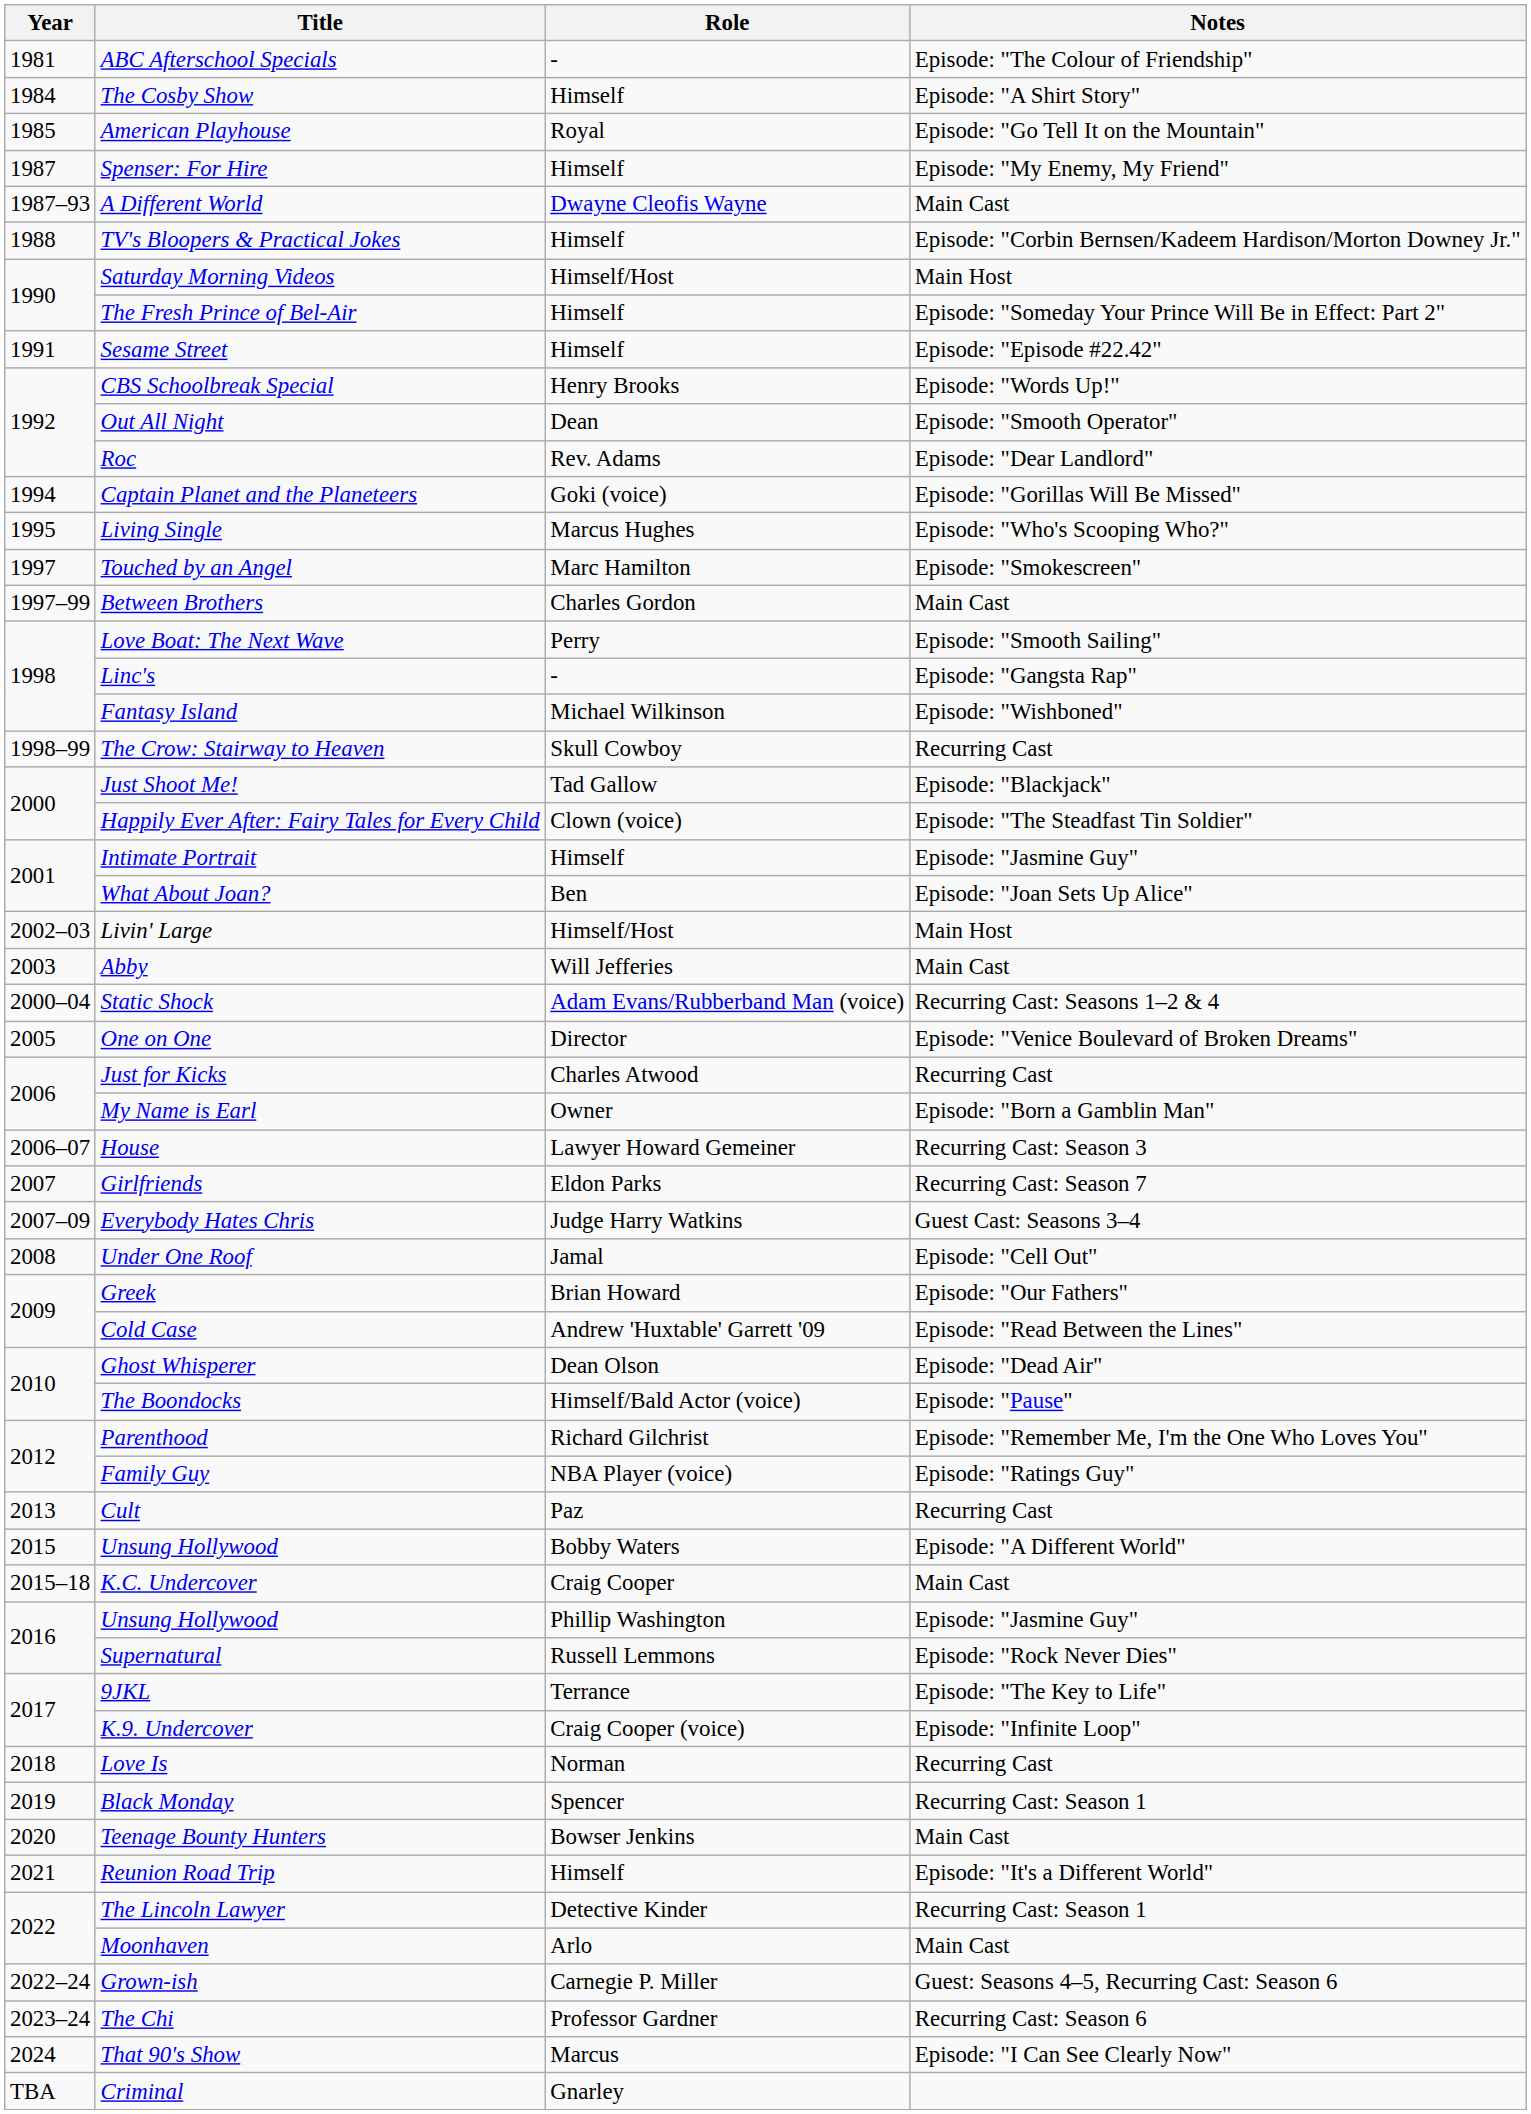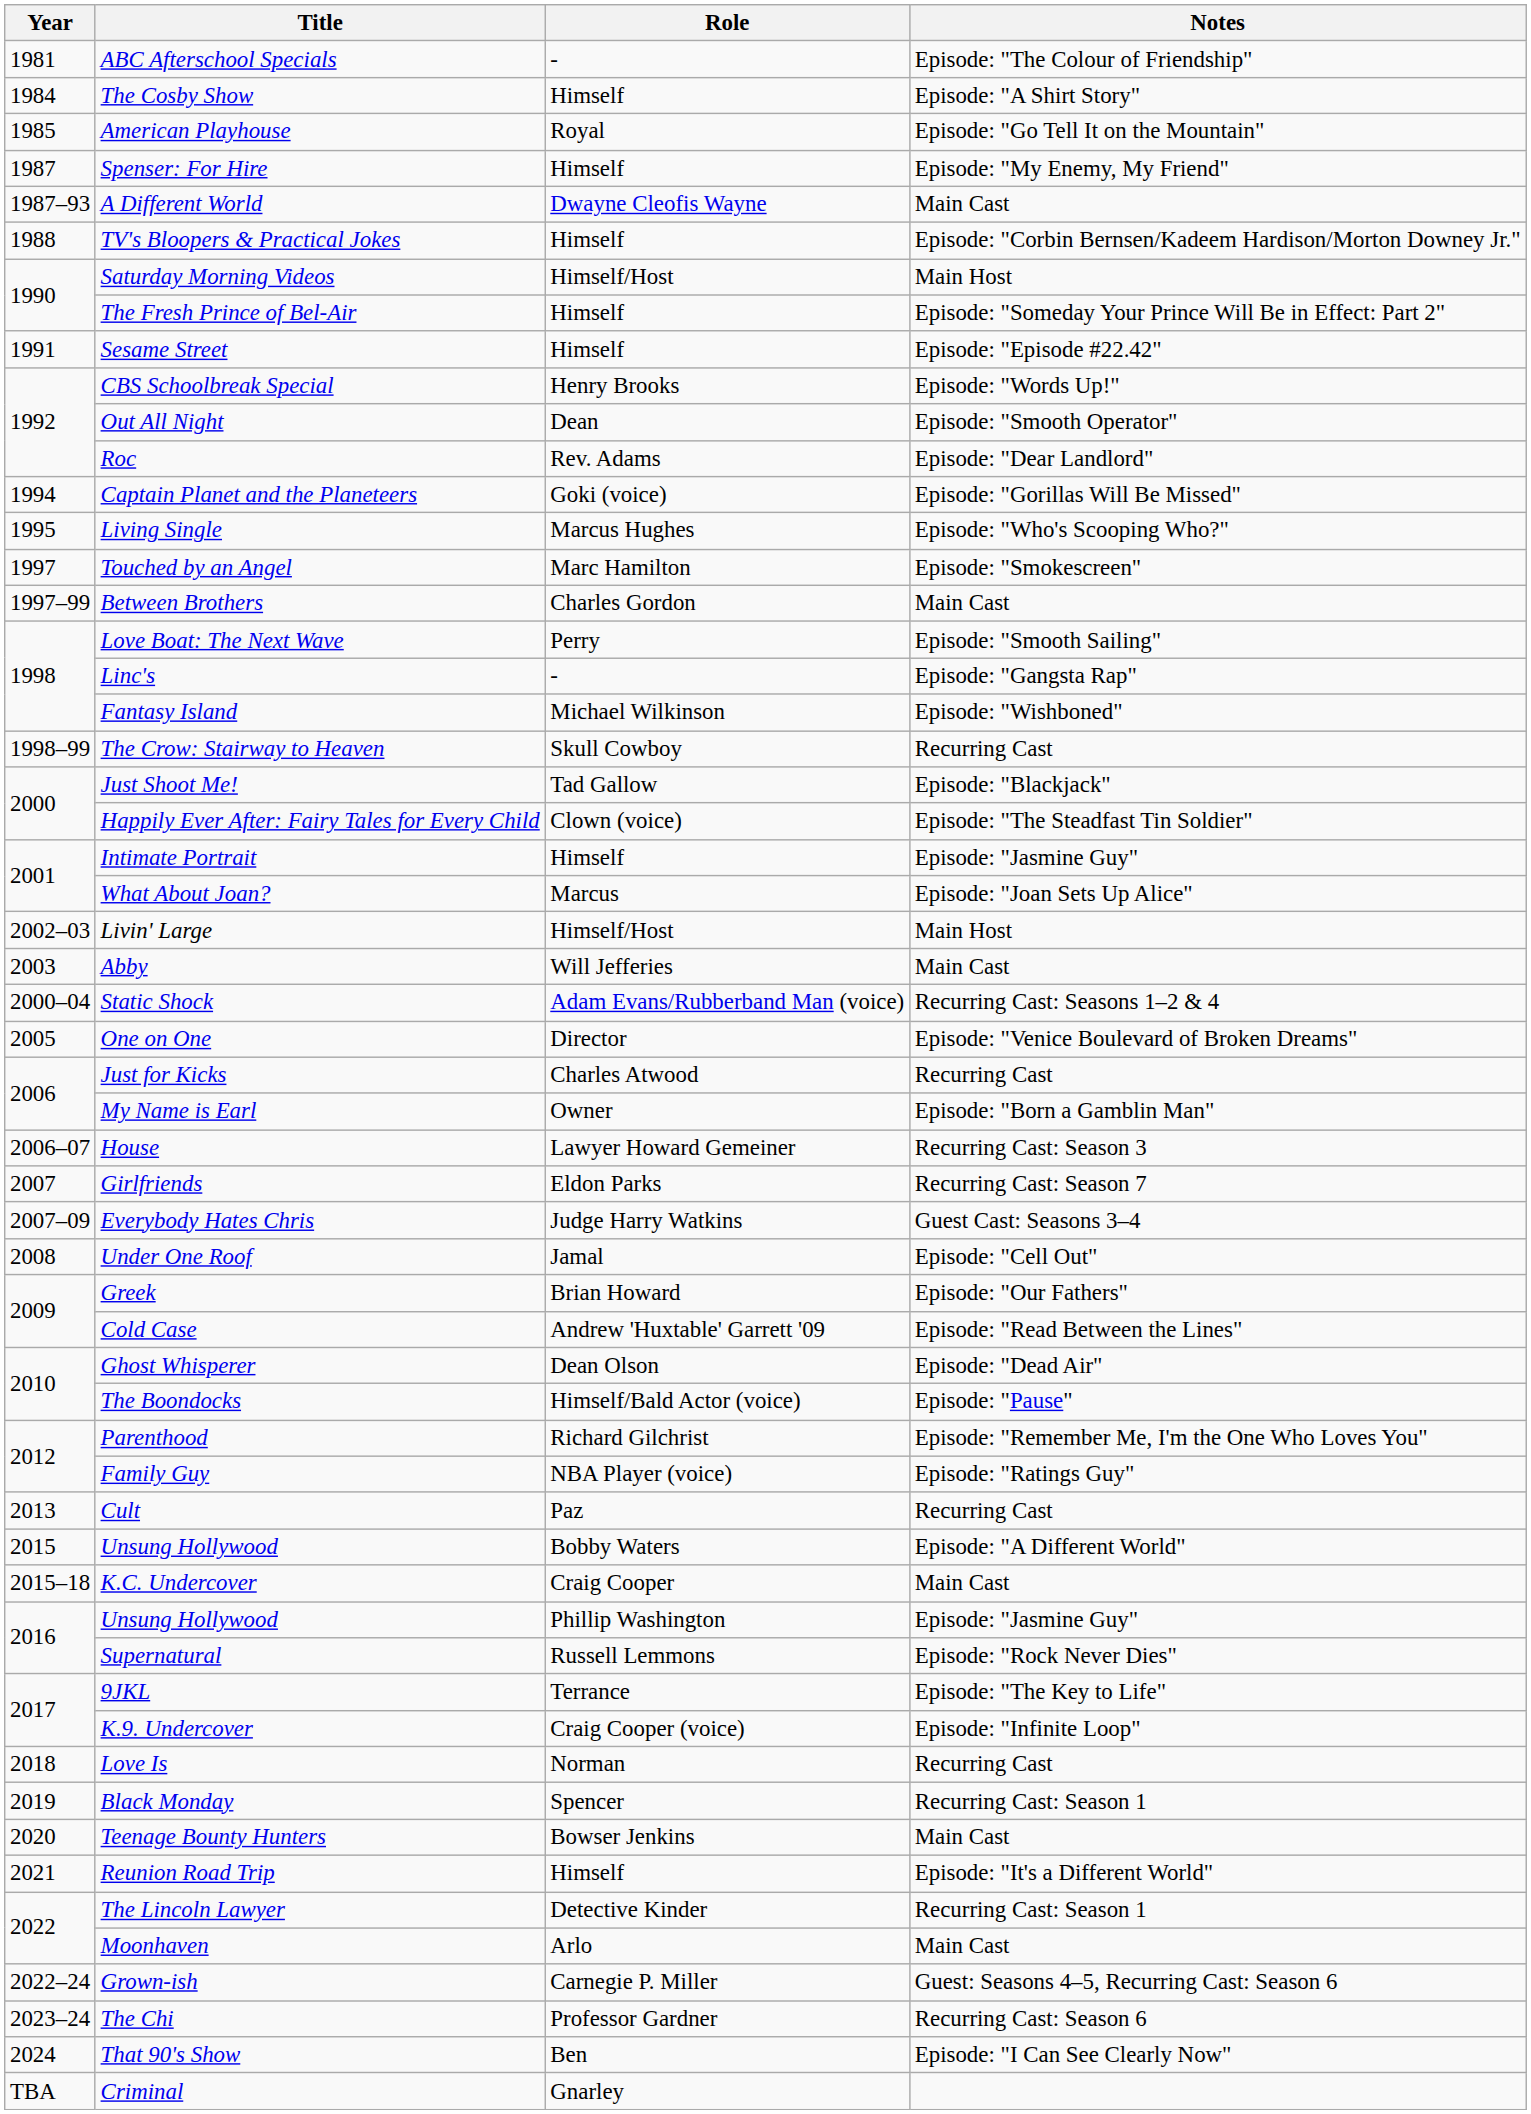(569, 893) Ben -> (585, 893) Marcus
(585, 2054) Marcus -> (569, 2054) Ben
